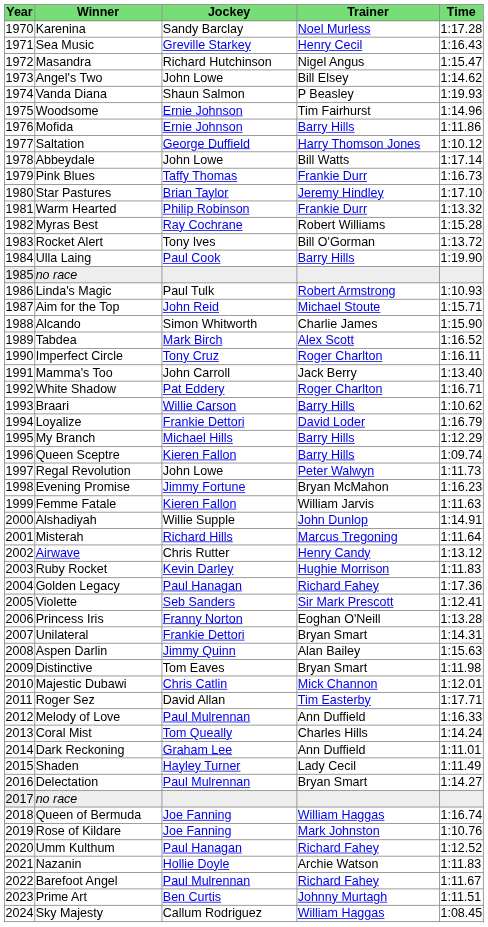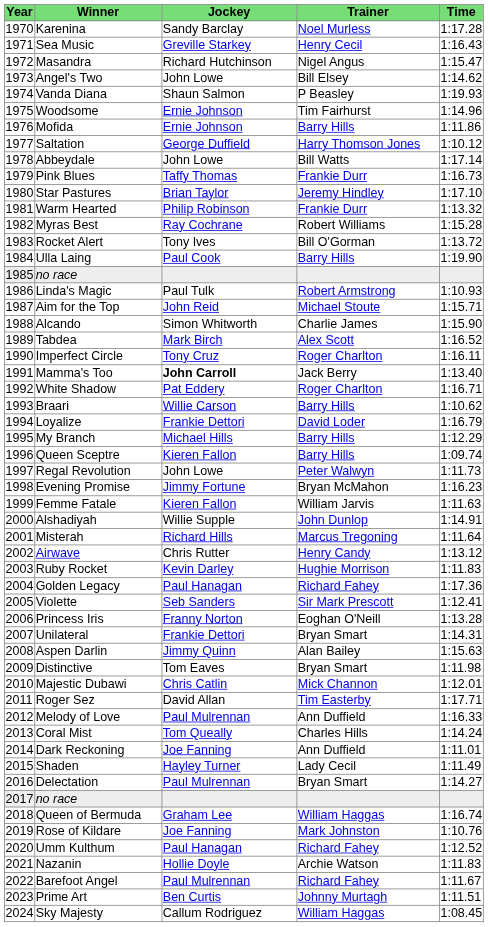(196, 373) normal -> (200, 373) bold
(197, 749) Graham Lee -> (197, 749) Joe Fanning
(197, 815) Joe Fanning -> (197, 815) Graham Lee
